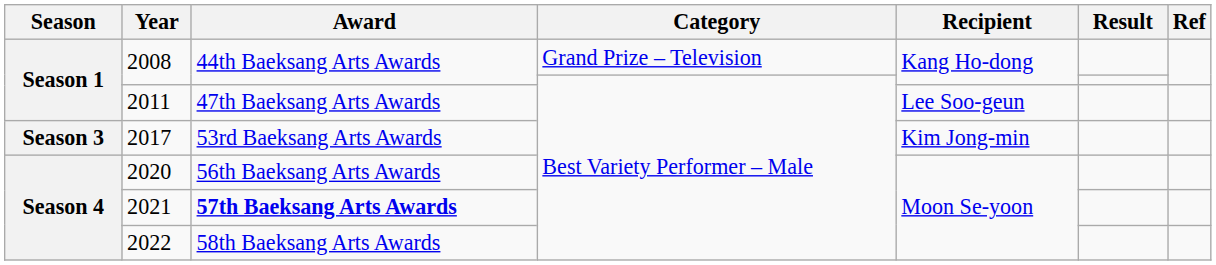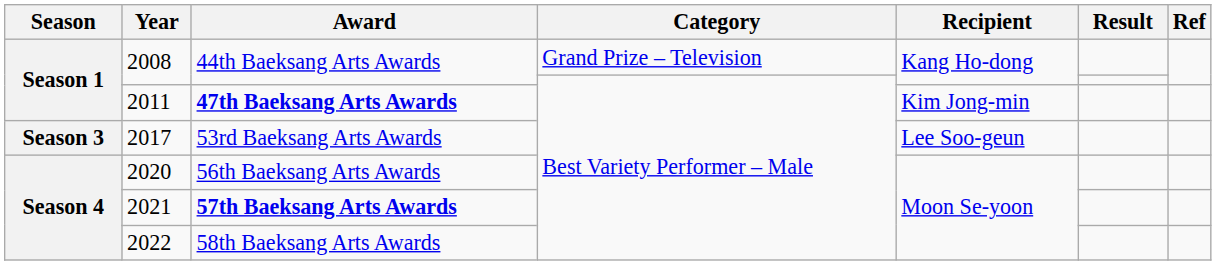(318, 102) normal -> (327, 102) bold
(963, 102) Lee Soo-geun -> (965, 102) Kim Jong-min
(965, 137) Kim Jong-min -> (963, 137) Lee Soo-geun
